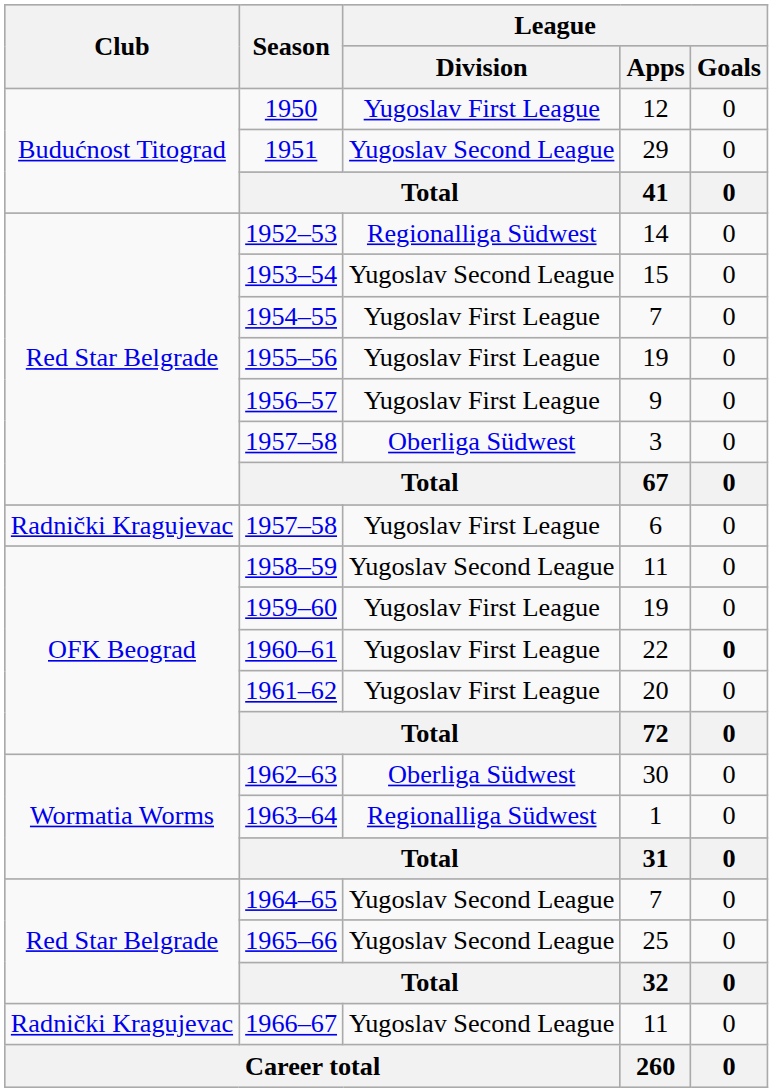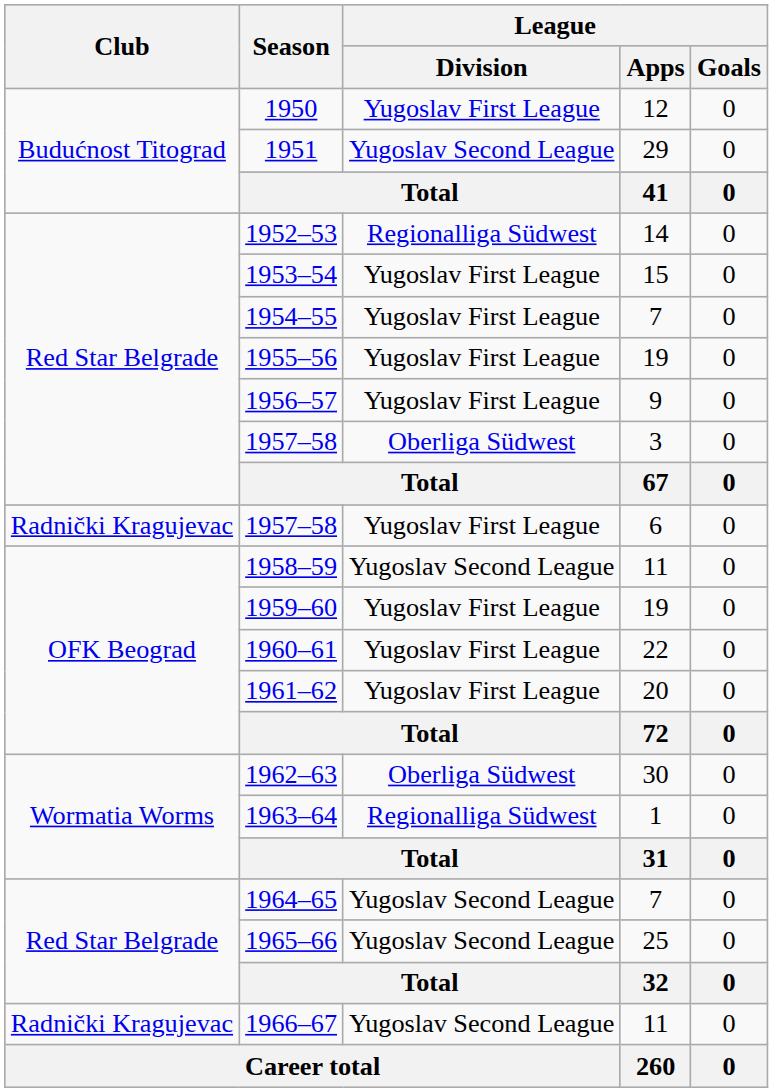(482, 274) Yugoslav Second League -> (482, 274) Yugoslav First League
(729, 649) bold -> (729, 649) normal
